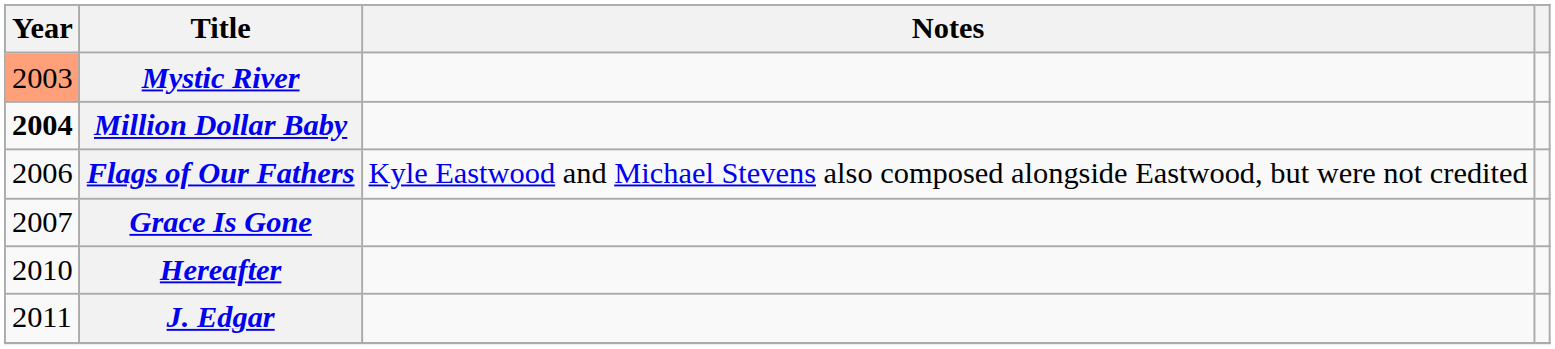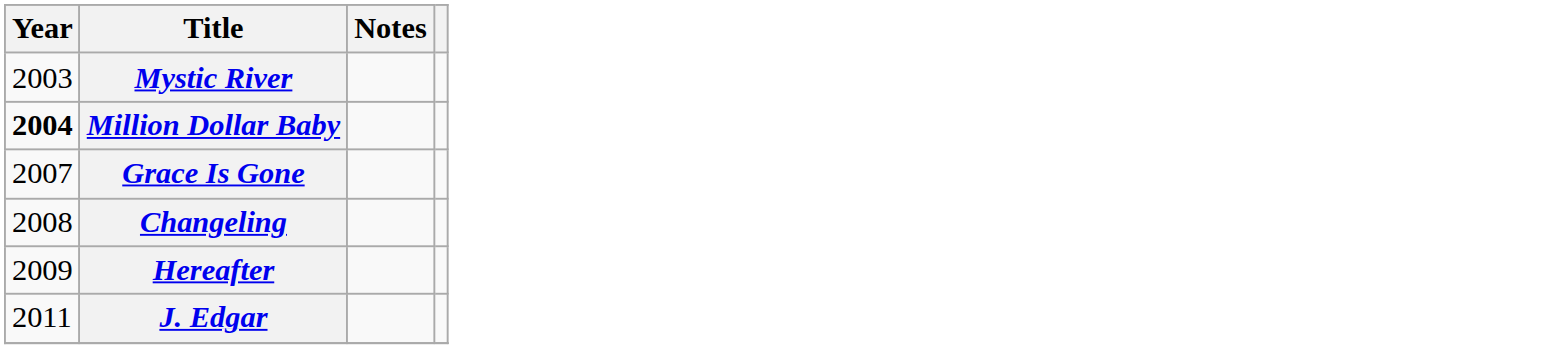(42, 76) lightsalmon background -> (42, 76) no background
- row: (221, 173)
+ row: (213, 221)
(42, 269) 2010 -> (42, 269) 2009
